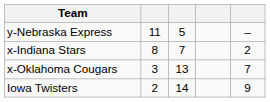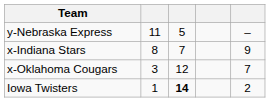(248, 50) 2 -> (248, 50) 9
(182, 69) 13 -> (182, 69) 12
(155, 87) 2 -> (155, 87) 1
(182, 87) normal -> (182, 87) bold
(248, 87) 9 -> (248, 87) 2
